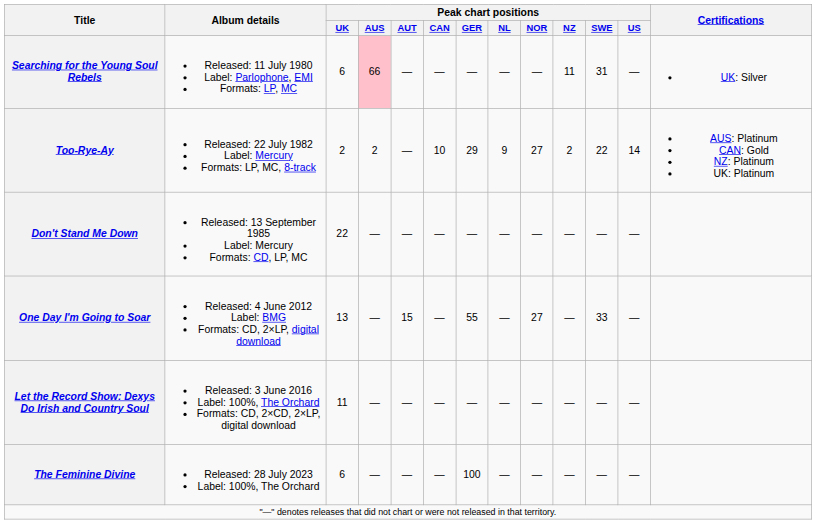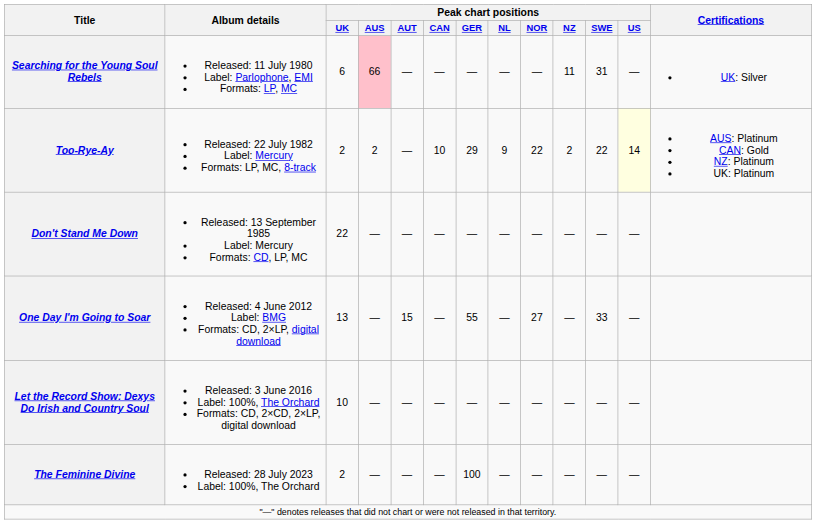(537, 150) 27 -> (537, 150) 22
(634, 150) no background -> (634, 150) lightyellow background
(342, 402) 11 -> (342, 402) 10
(342, 474) 6 -> (342, 474) 2
